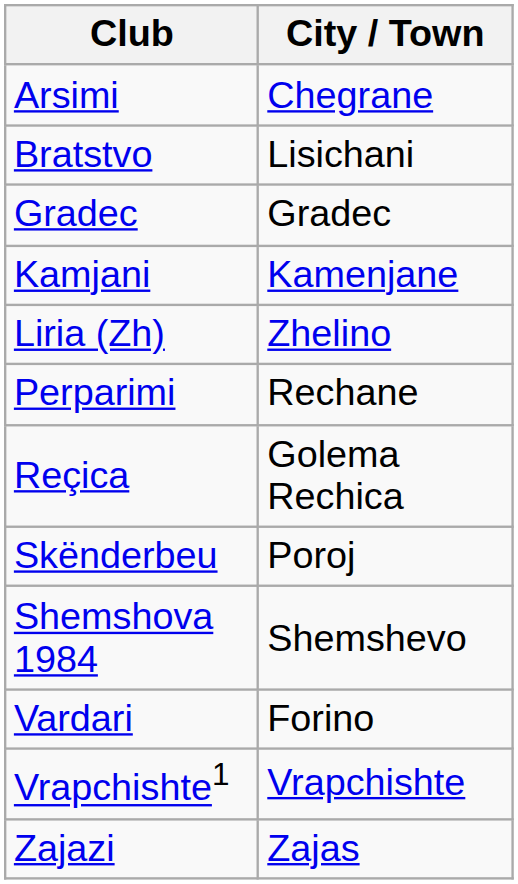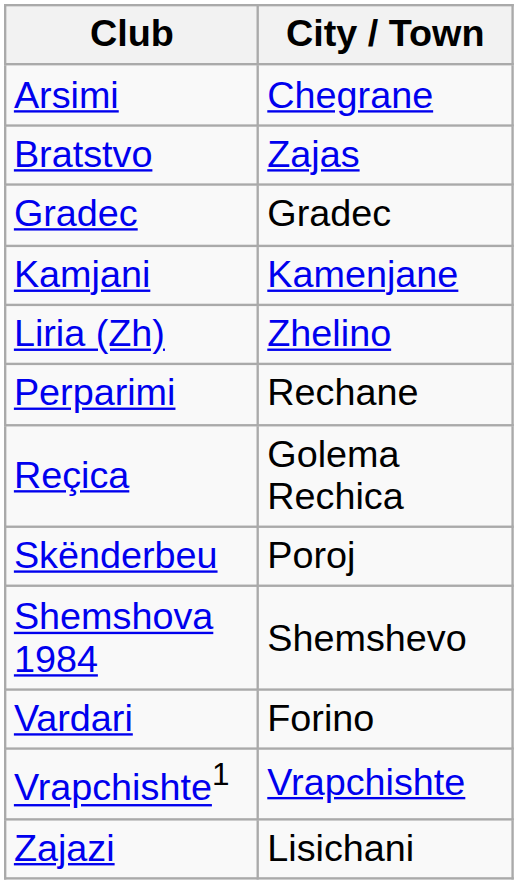(341, 154) Lisichani -> (313, 154) Zajas
(313, 848) Zajas -> (341, 848) Lisichani
